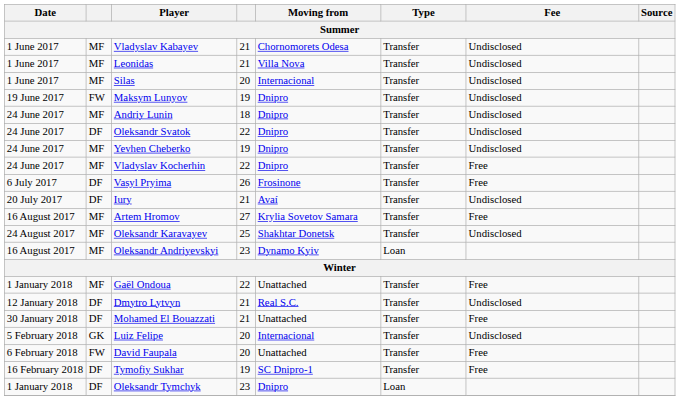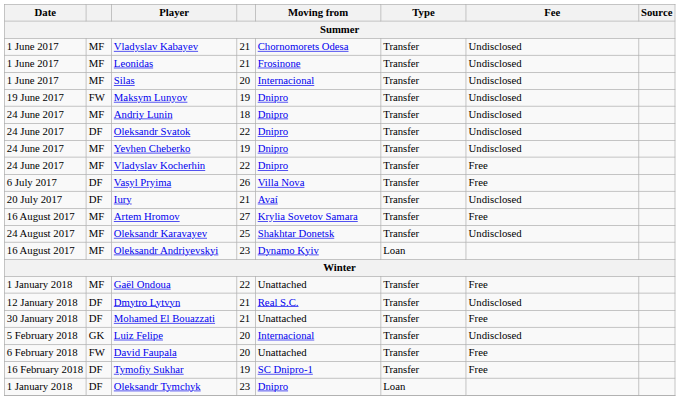(281, 64) Villa Nova -> (279, 64) Frosinone
(279, 183) Frosinone -> (281, 183) Villa Nova
